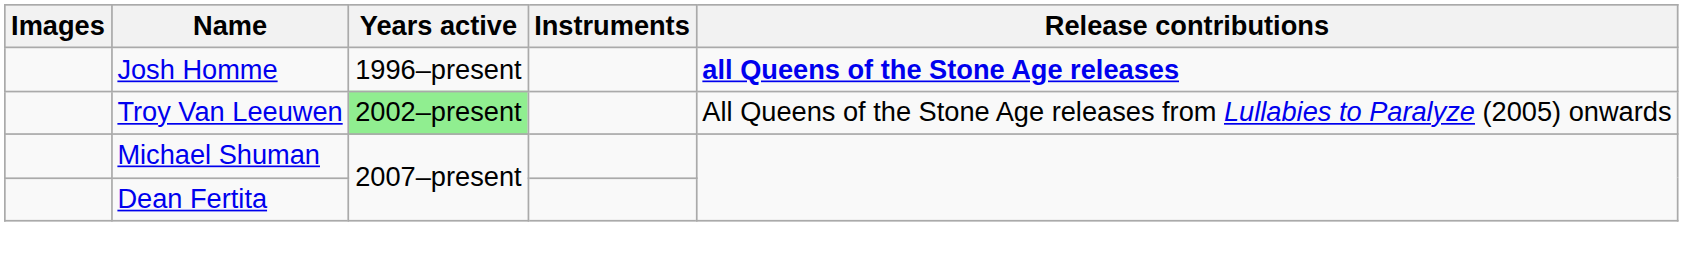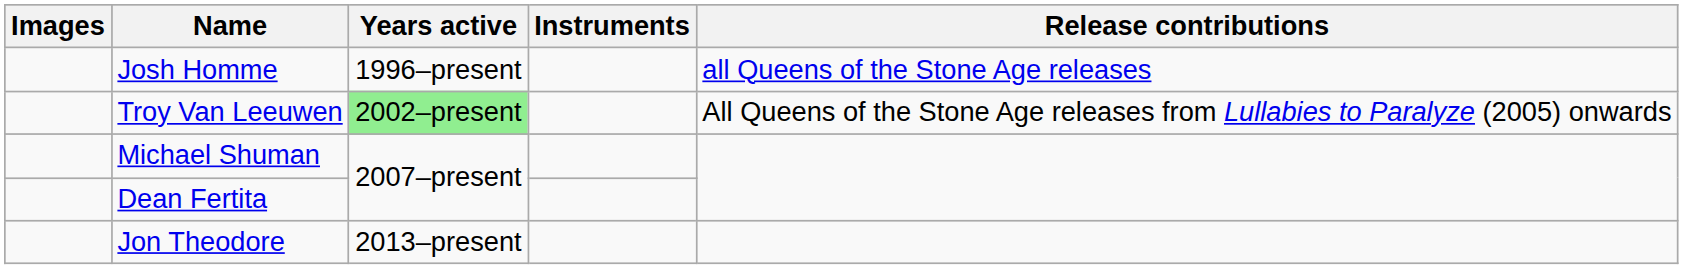(941, 69) bold -> (927, 69) normal
+ row: (201, 241)
